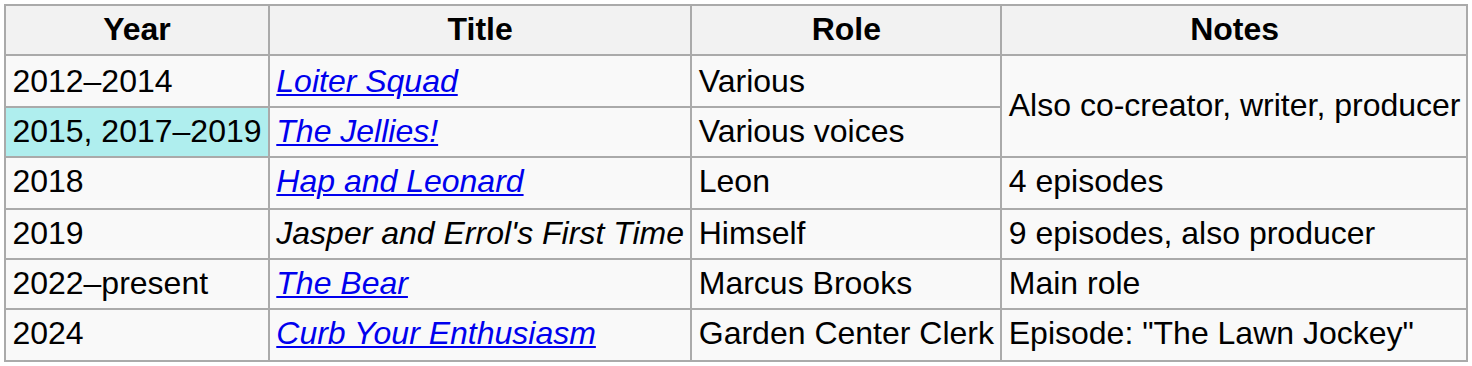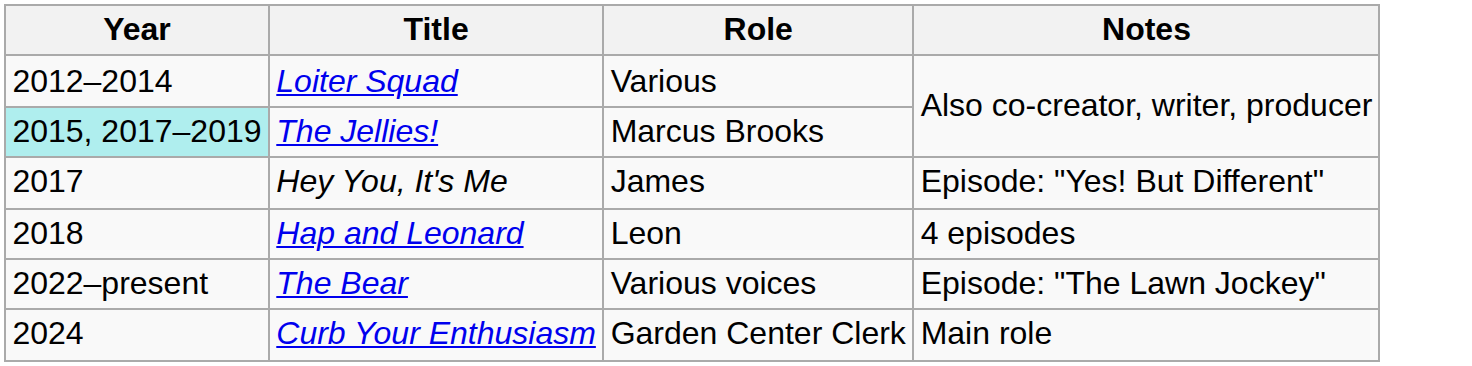(802, 131) Various voices -> (717, 131) Marcus Brooks
+ row: (392, 182)
- row: (480, 232)
(805, 283) Marcus Brooks -> (713, 283) Various voices
(1075, 283) Main role -> (1123, 283) Episode: "The Lawn Jockey"
(1211, 334) Episode: "The Lawn Jockey" -> (986, 334) Main role
